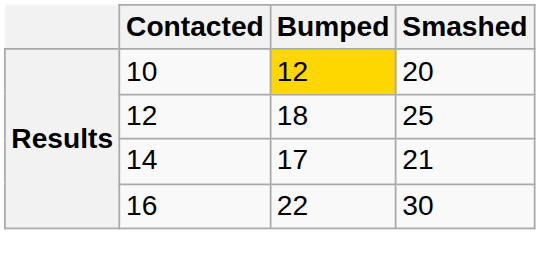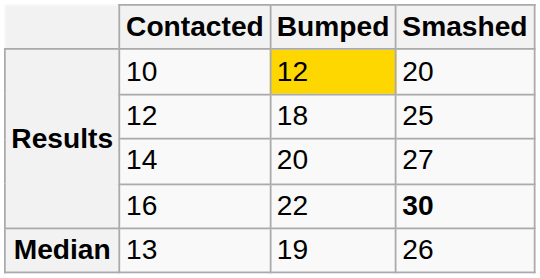(292, 160) 17 -> (292, 160) 20
(418, 160) 21 -> (418, 160) 27
(418, 205) normal -> (418, 205) bold
+ row: (142, 250)
